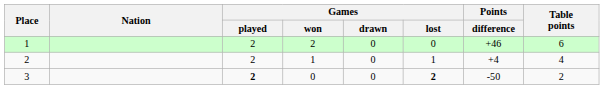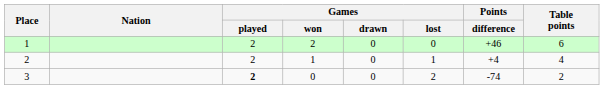(433, 76) bold -> (433, 76) normal
(493, 76) -50 -> (493, 76) -74
